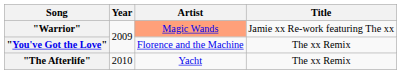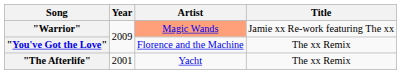(122, 61) 2010 -> (122, 61) 2001
